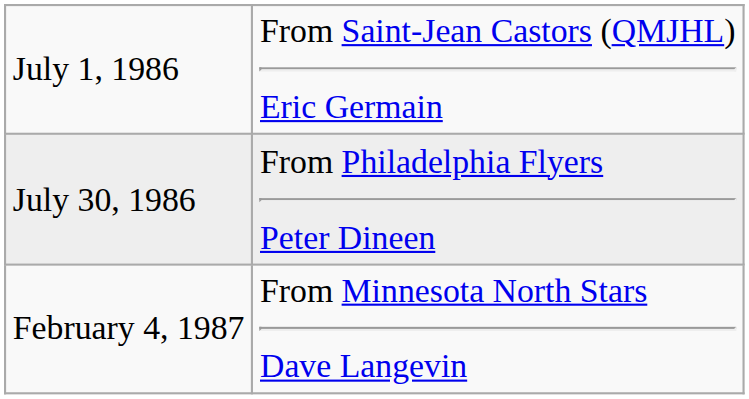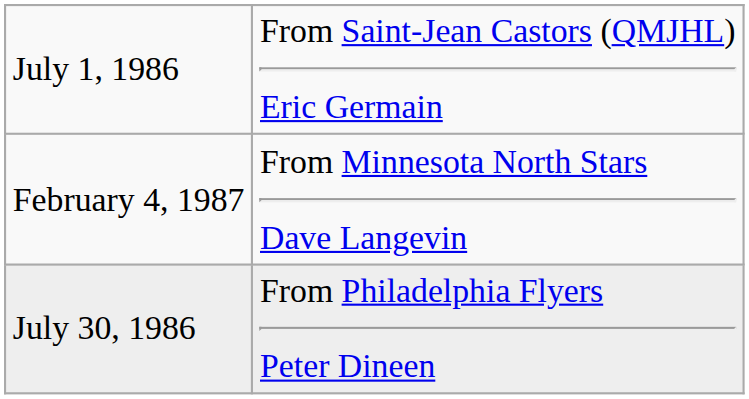rows swapped: (104, 198) <-> (129, 328)
